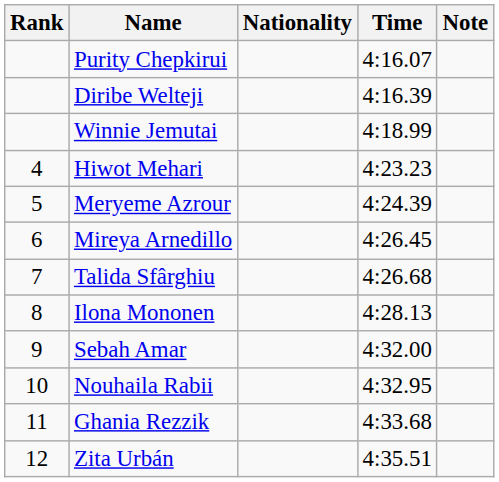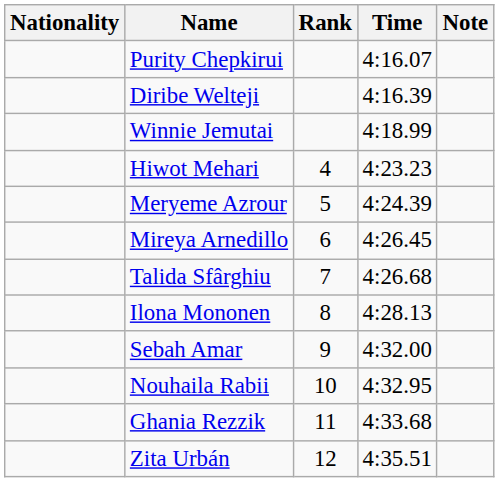columns swapped: (37, 22) <-> (297, 22)
